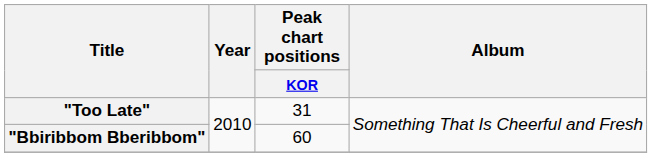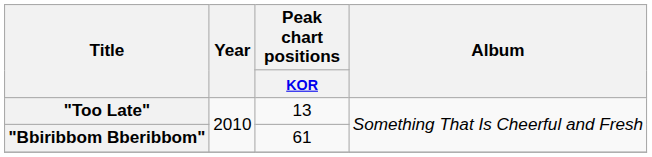(302, 110) 31 -> (302, 110) 13
(302, 138) 60 -> (302, 138) 61
